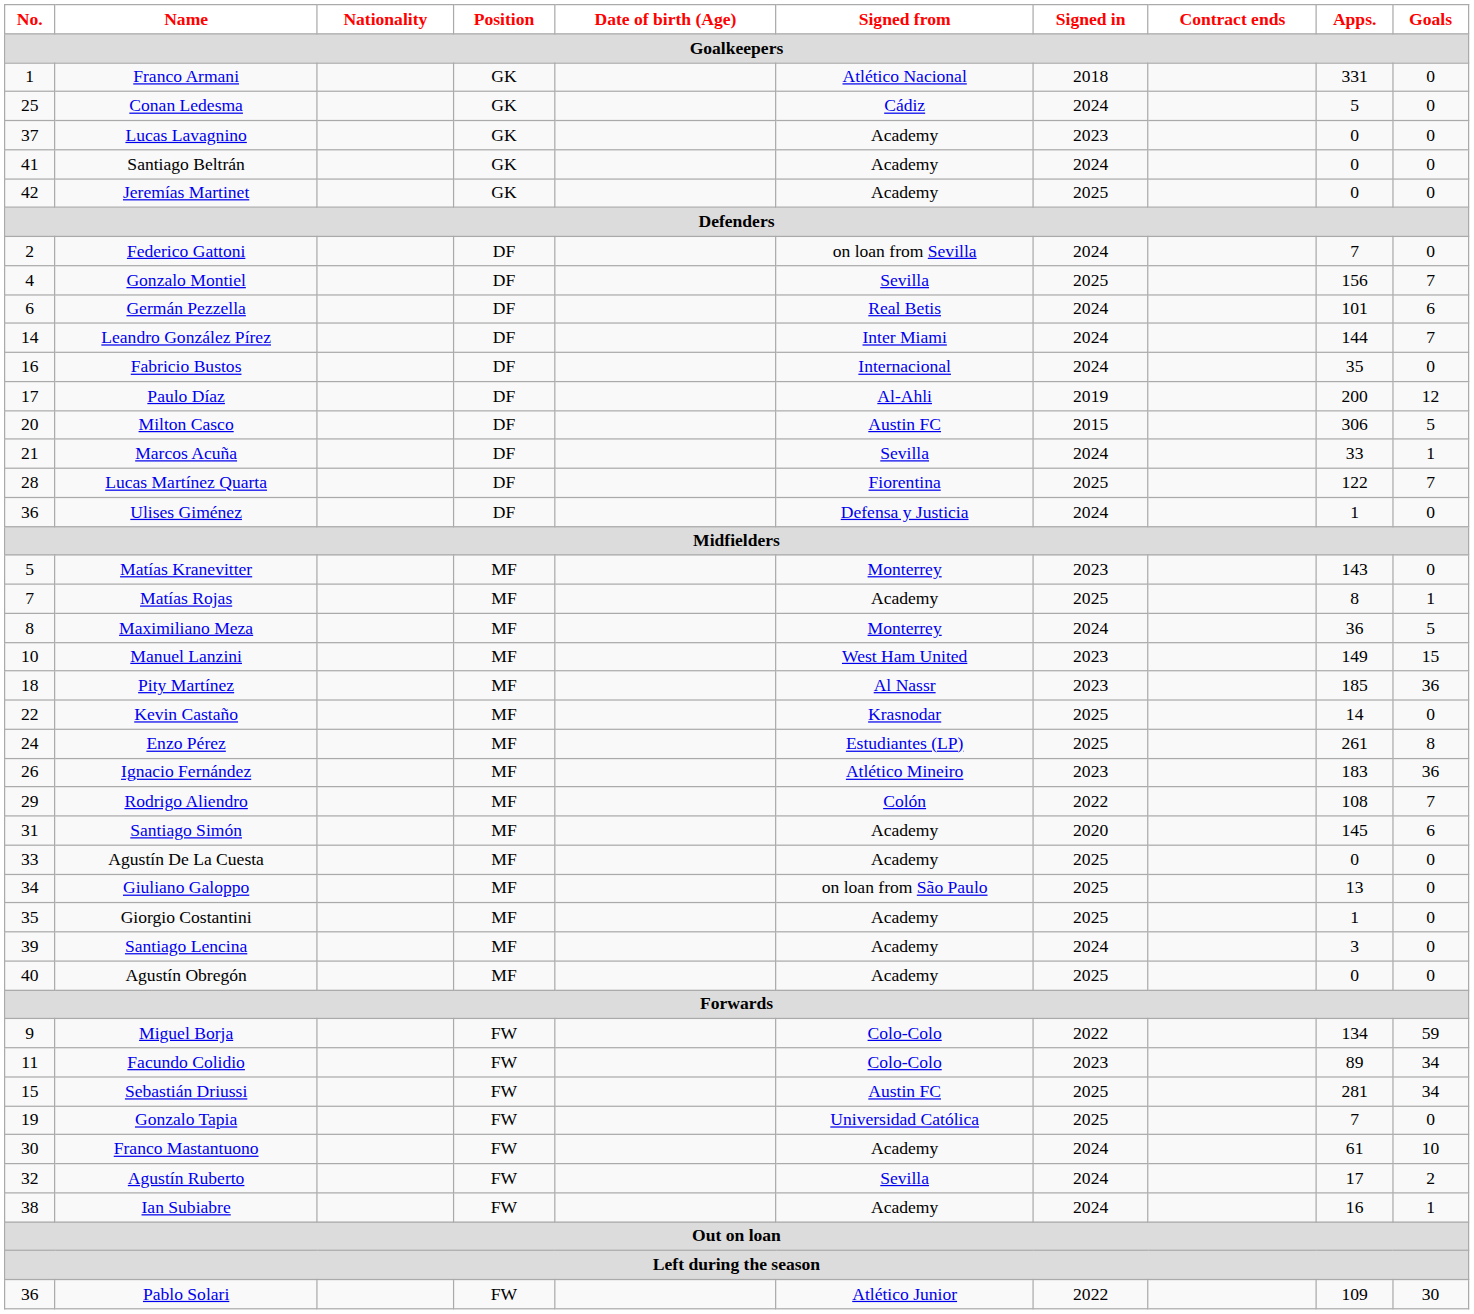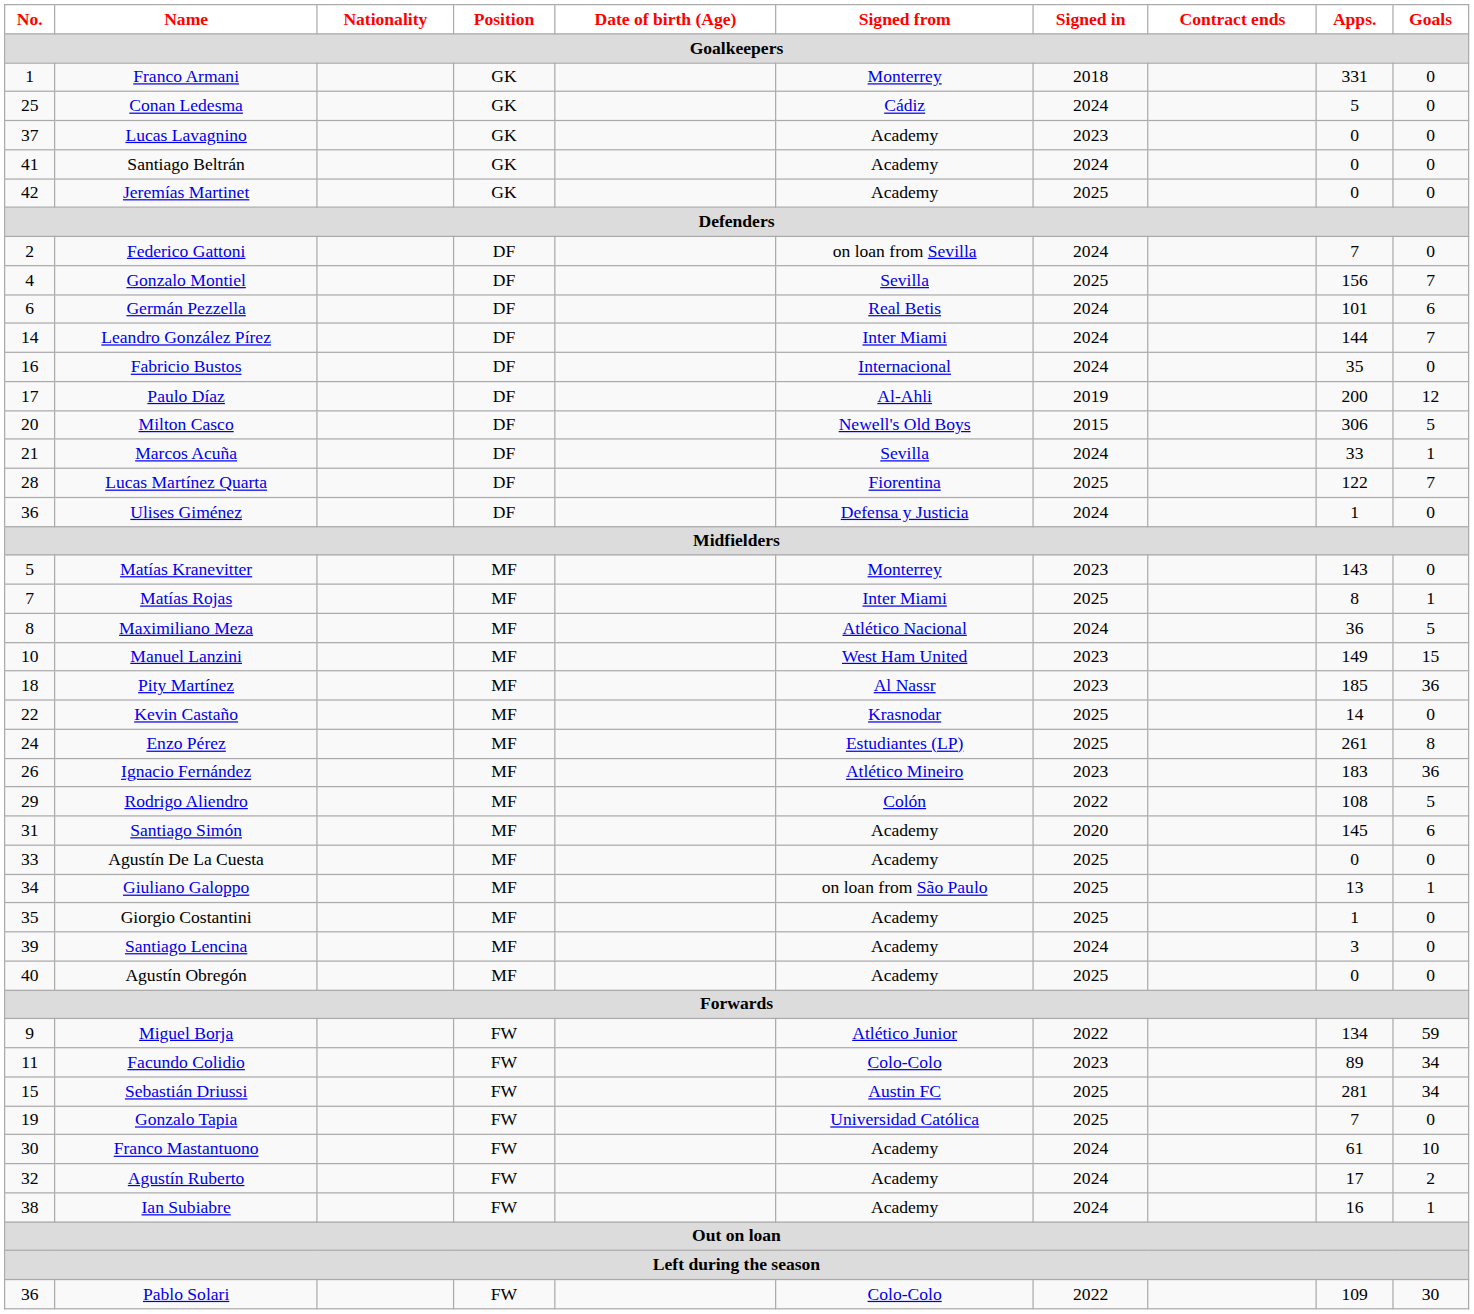(905, 77) Atlético Nacional -> (905, 77) Monterrey
(905, 425) Austin FC -> (905, 425) Newell's Old Boys
(905, 598) Academy -> (905, 598) Inter Miami
(905, 627) Monterrey -> (905, 627) Atlético Nacional
(1431, 801) 7 -> (1431, 801) 5
(1431, 888) 0 -> (1431, 888) 1
(905, 1033) Colo-Colo -> (905, 1033) Atlético Junior
(905, 1178) Sevilla -> (905, 1178) Academy
(905, 1294) Atlético Junior -> (905, 1294) Colo-Colo
